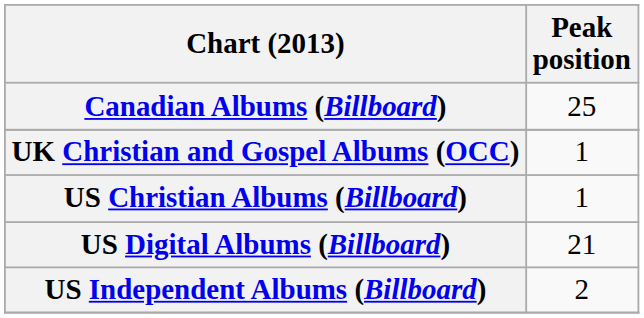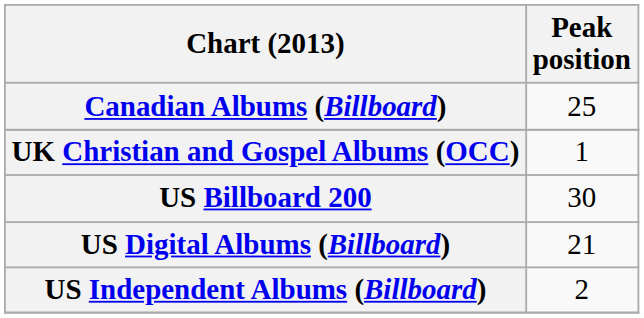+ row: (265, 197)
- row: (265, 197)
